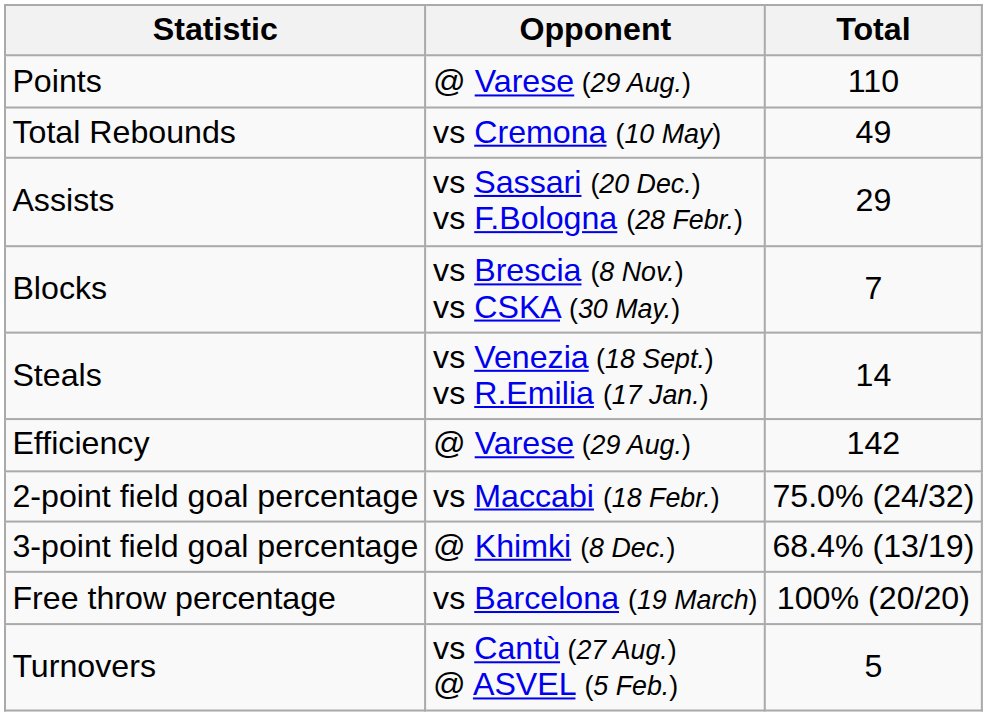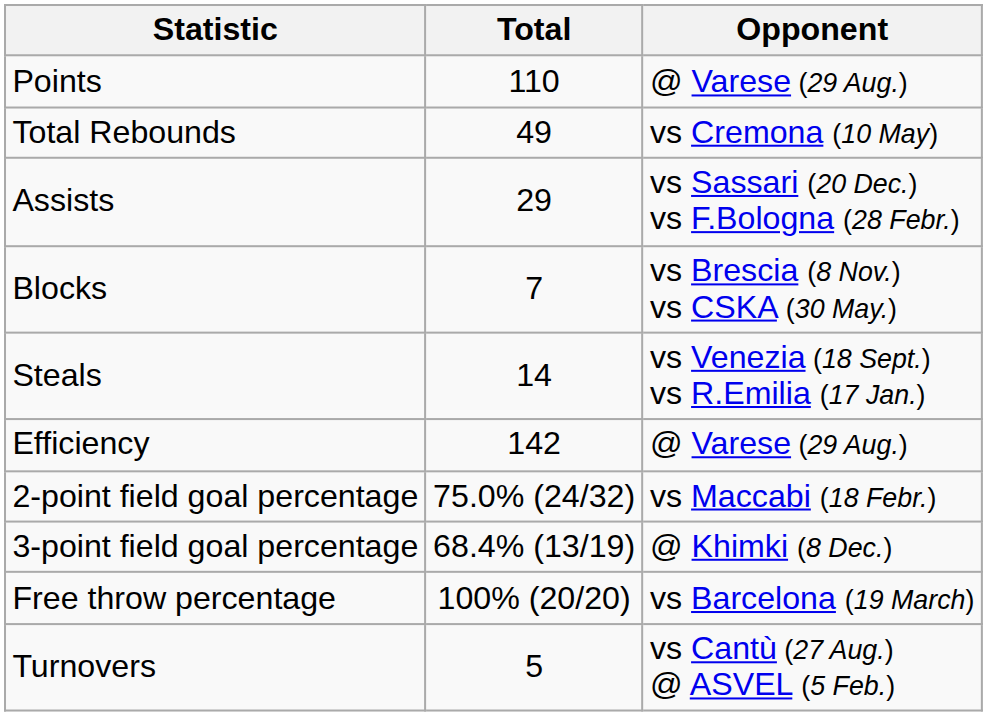columns swapped: (873, 30) <-> (595, 30)
